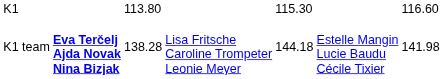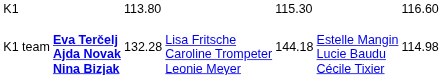(143, 47) 138.28 -> (143, 47) 132.28
(421, 47) 141.98 -> (420, 47) 114.98
